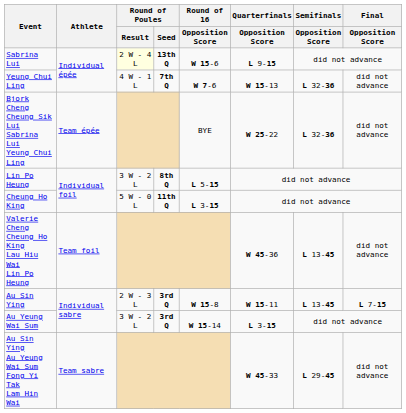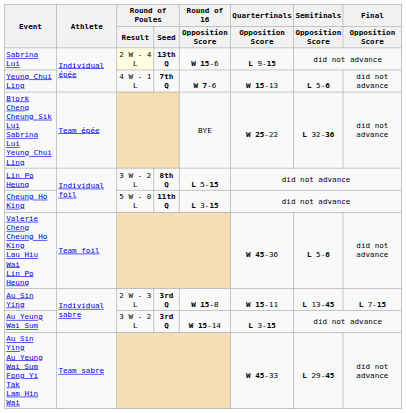(318, 85) L 32-36 -> (318, 85) L 5-6
(318, 255) L 13-45 -> (318, 255) L 5-6
